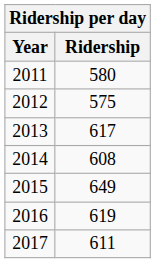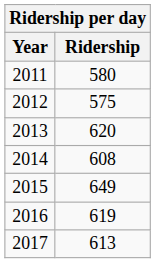(103, 131) 617 -> (103, 131) 620
(103, 243) 611 -> (103, 243) 613
